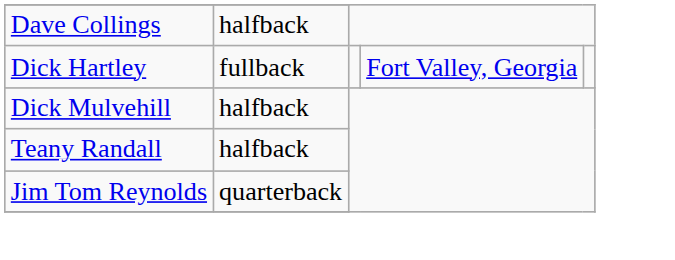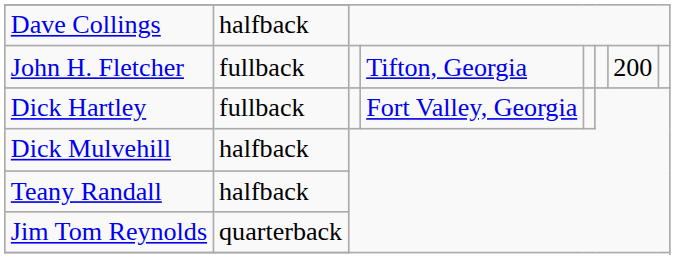+ row: (97, 66)
